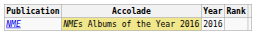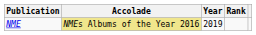(213, 24) 2016 -> (213, 24) 2019
